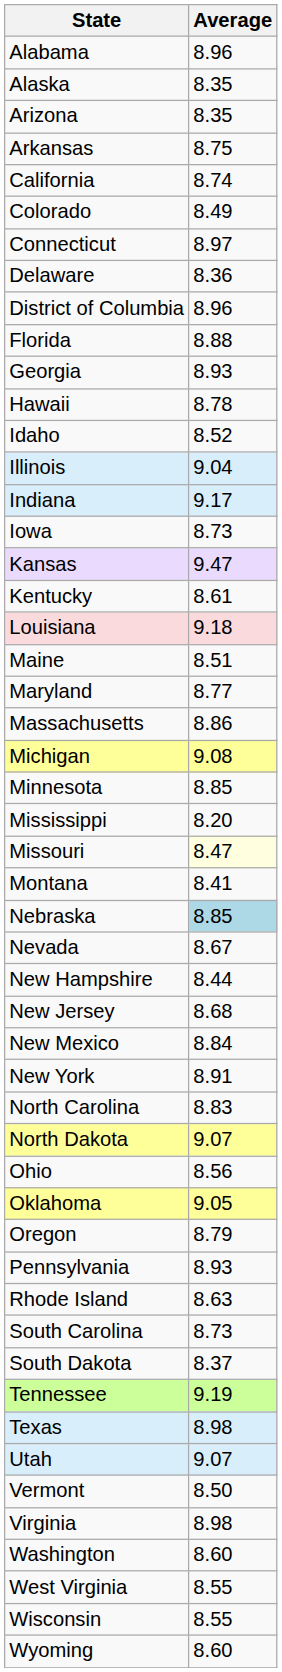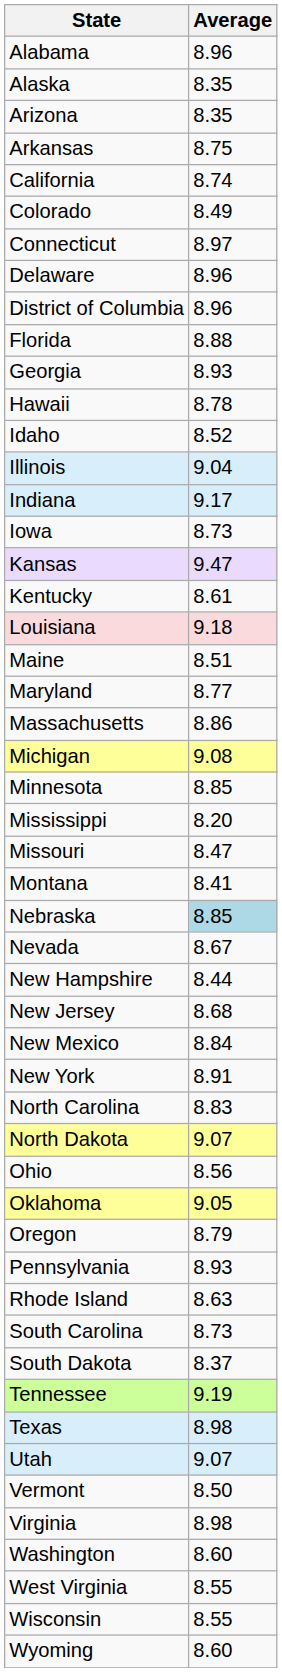(213, 276) 8.36 -> (213, 276) 8.96
(213, 851) lightyellow background -> (213, 851) no background
